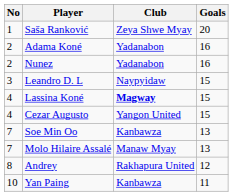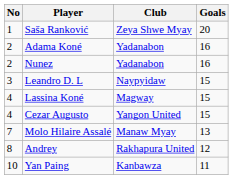(136, 98) bold -> (135, 98) normal
- row: (51, 132)
